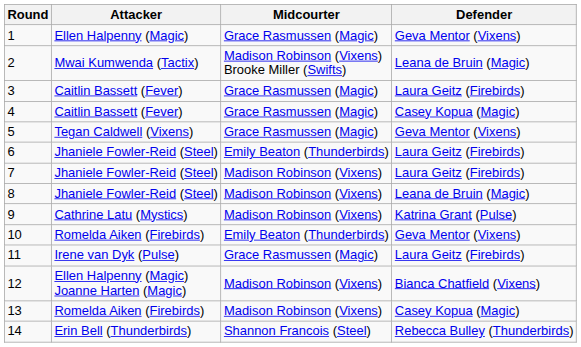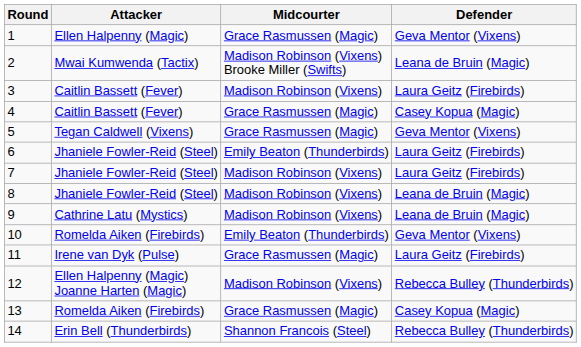(301, 91) Grace Rasmussen (Magic) -> (303, 91) Madison Robinson (Vixens)
(456, 214) Katrina Grant (Pulse) -> (462, 214) Leana de Bruin (Magic)
(467, 283) Bianca Chatfield (Vixens) -> (484, 283) Rebecca Bulley (Thunderbirds)
(303, 311) Madison Robinson (Vixens) -> (301, 311) Grace Rasmussen (Magic)
